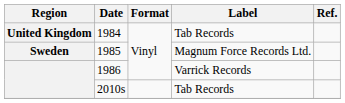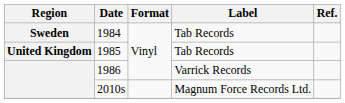(49, 32) United Kingdom -> (49, 32) Sweden
(49, 51) Sweden -> (49, 51) United Kingdom
(243, 51) Magnum Force Records Ltd. -> (204, 51) Tab Records
(204, 88) Tab Records -> (243, 88) Magnum Force Records Ltd.
